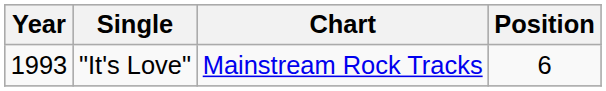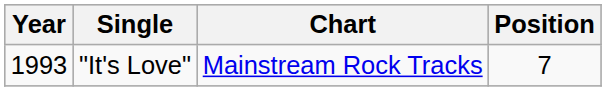(545, 65) 6 -> (545, 65) 7
